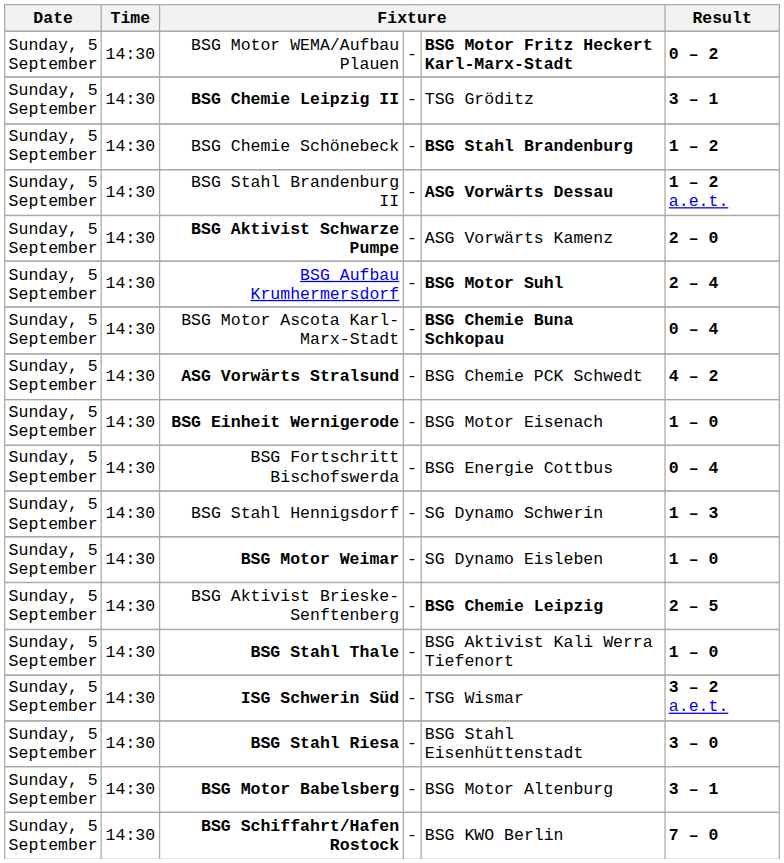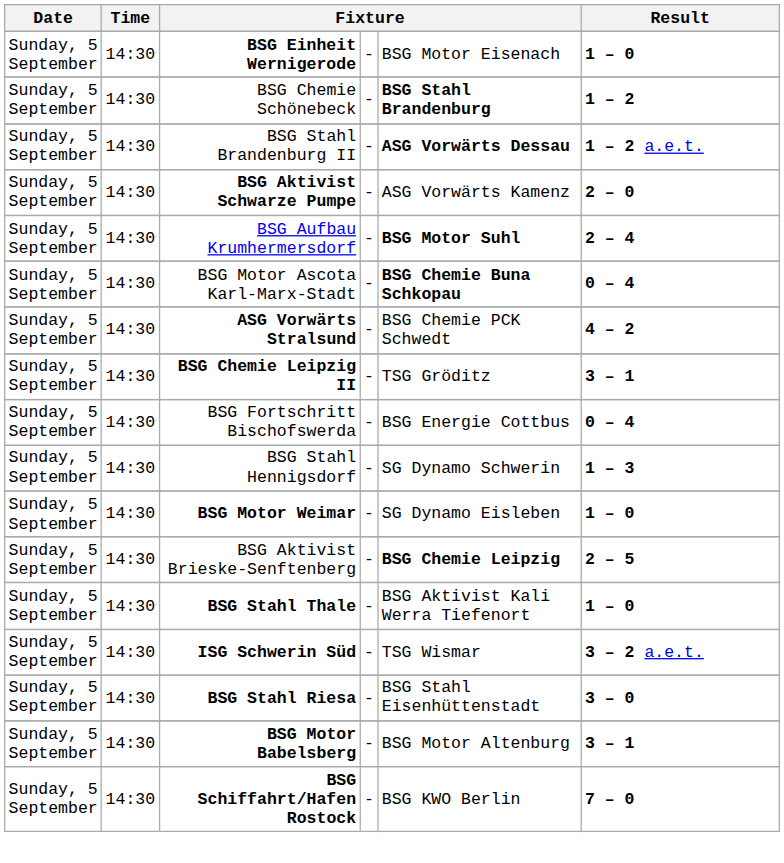- row: (295, 55)
rows swapped: (295, 100) <-> (285, 422)
